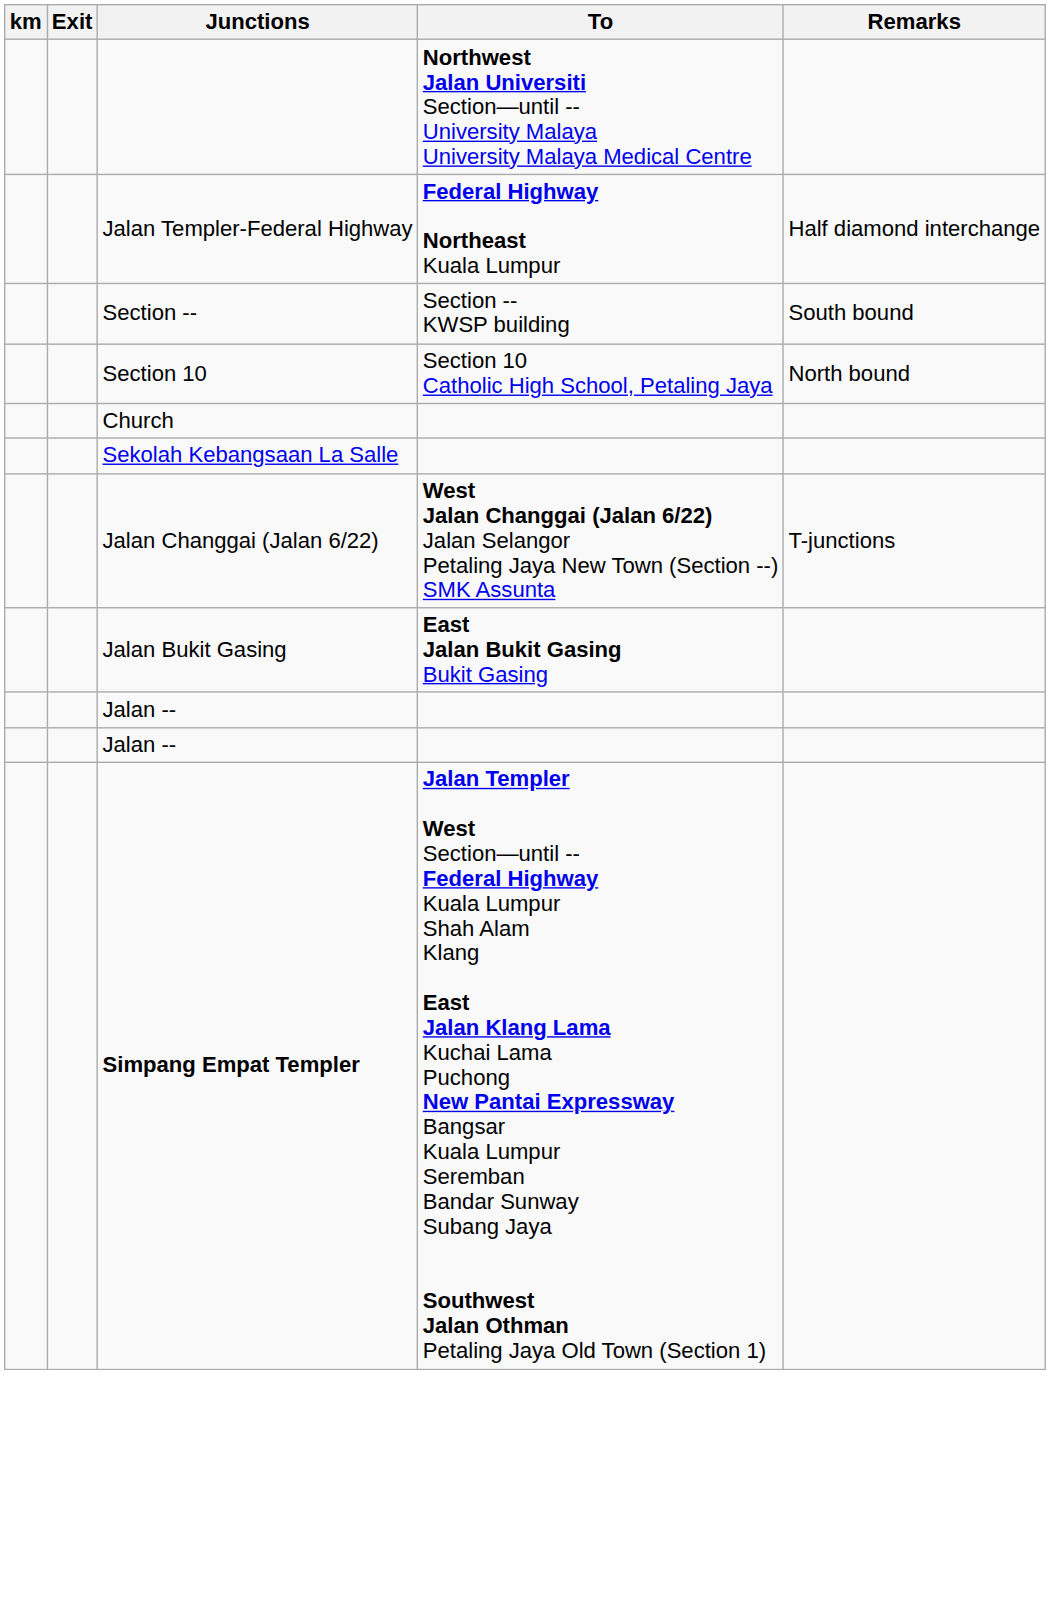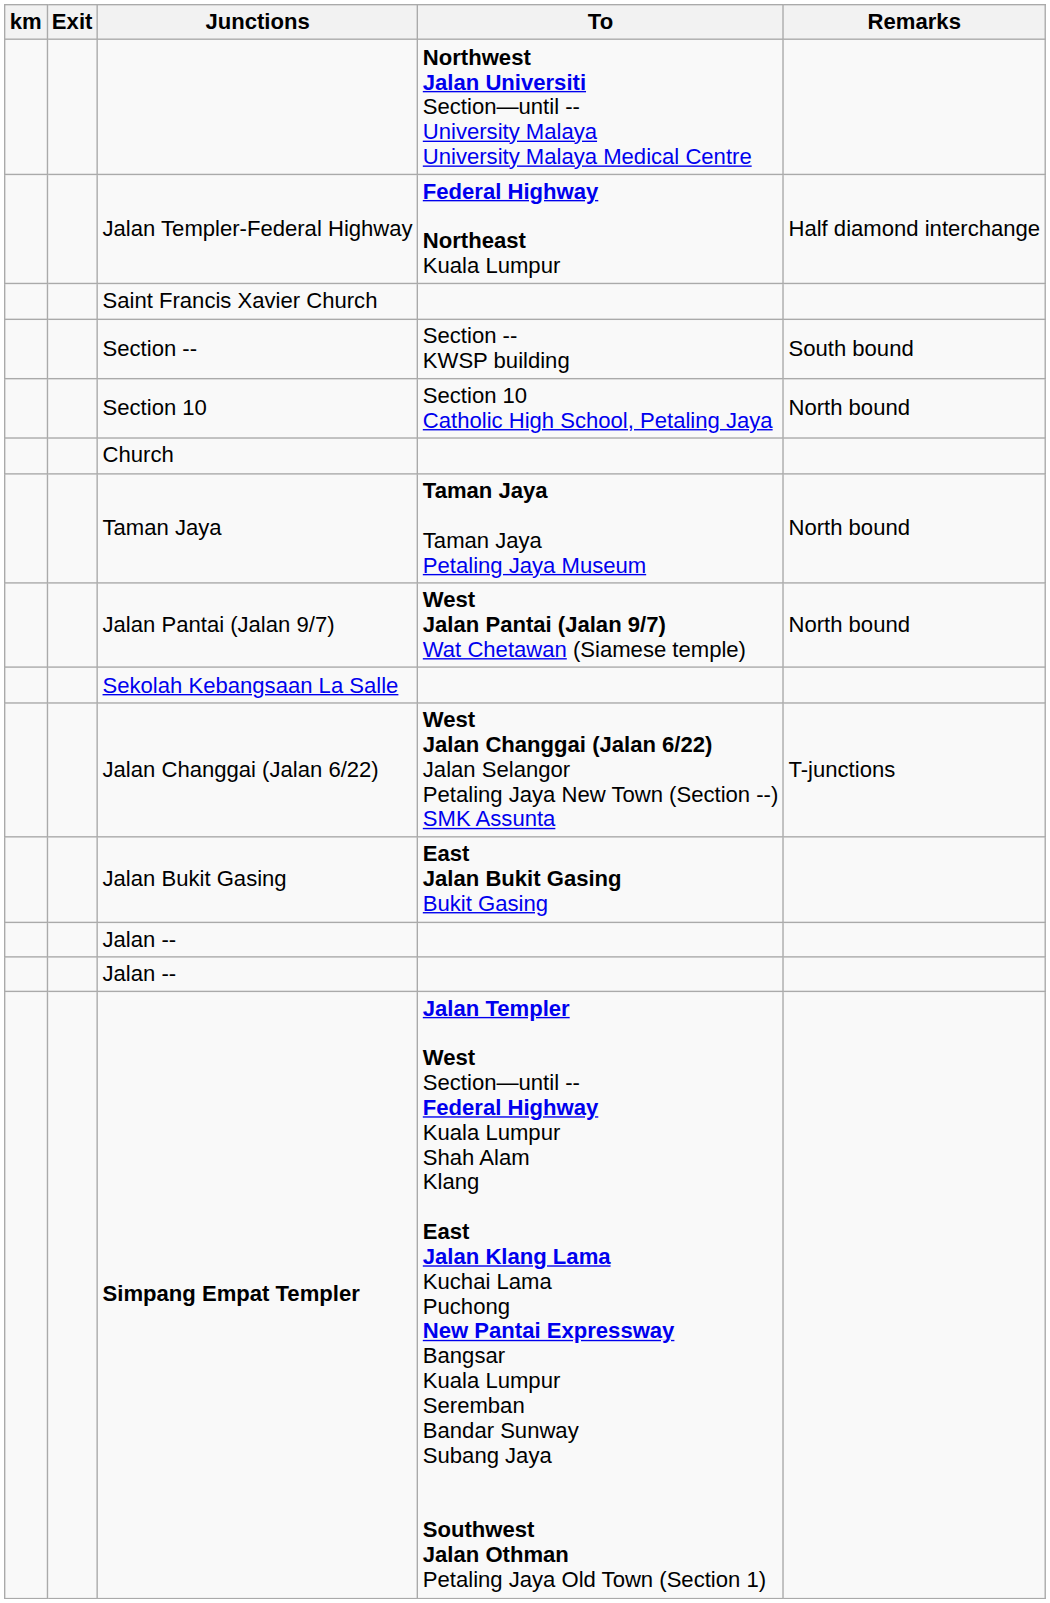+ row: (240, 300)
+ row: (162, 527)
+ row: (219, 625)
